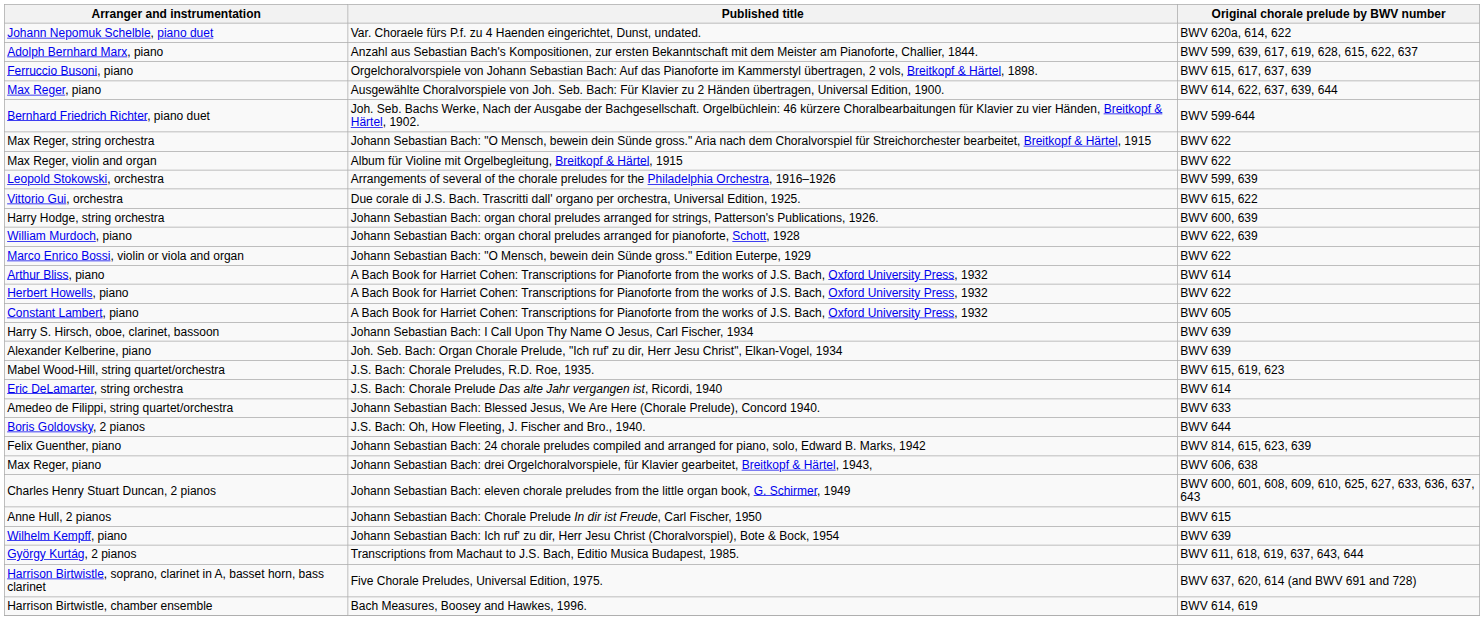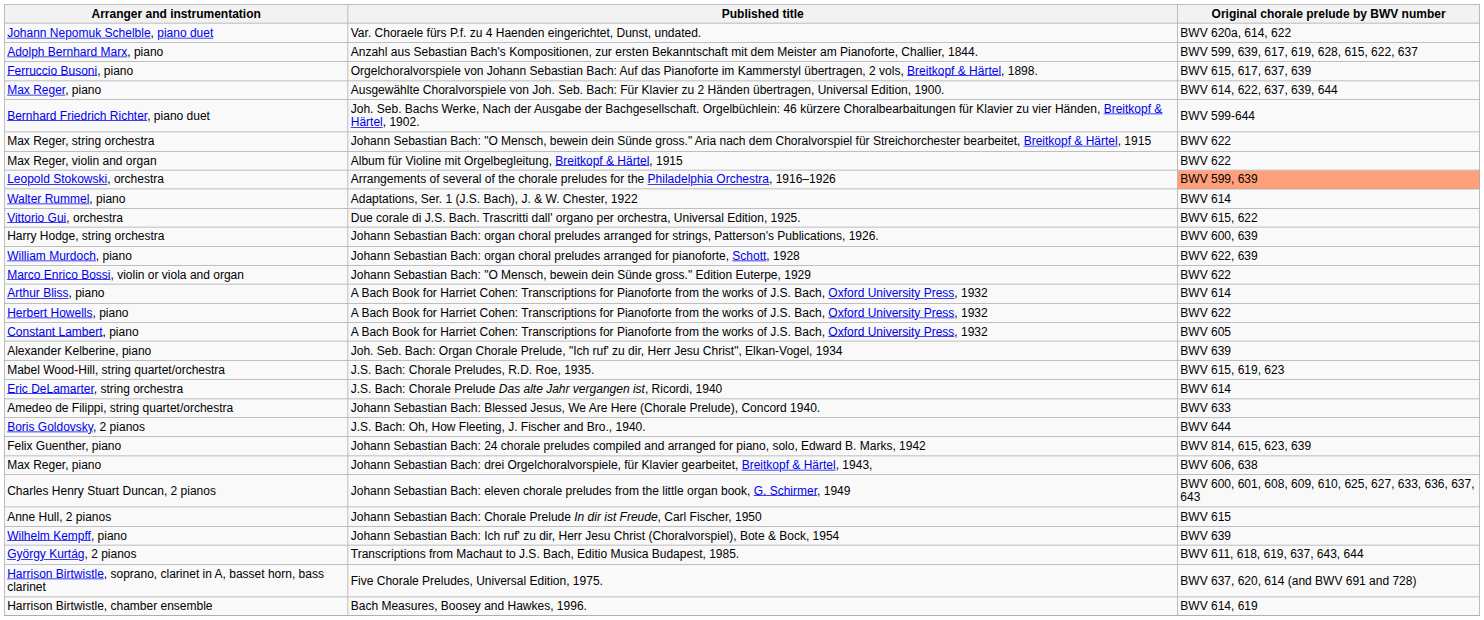(1219, 179) no background -> (1219, 179) lightsalmon background
+ row: (66, 198)
- row: (113, 332)
